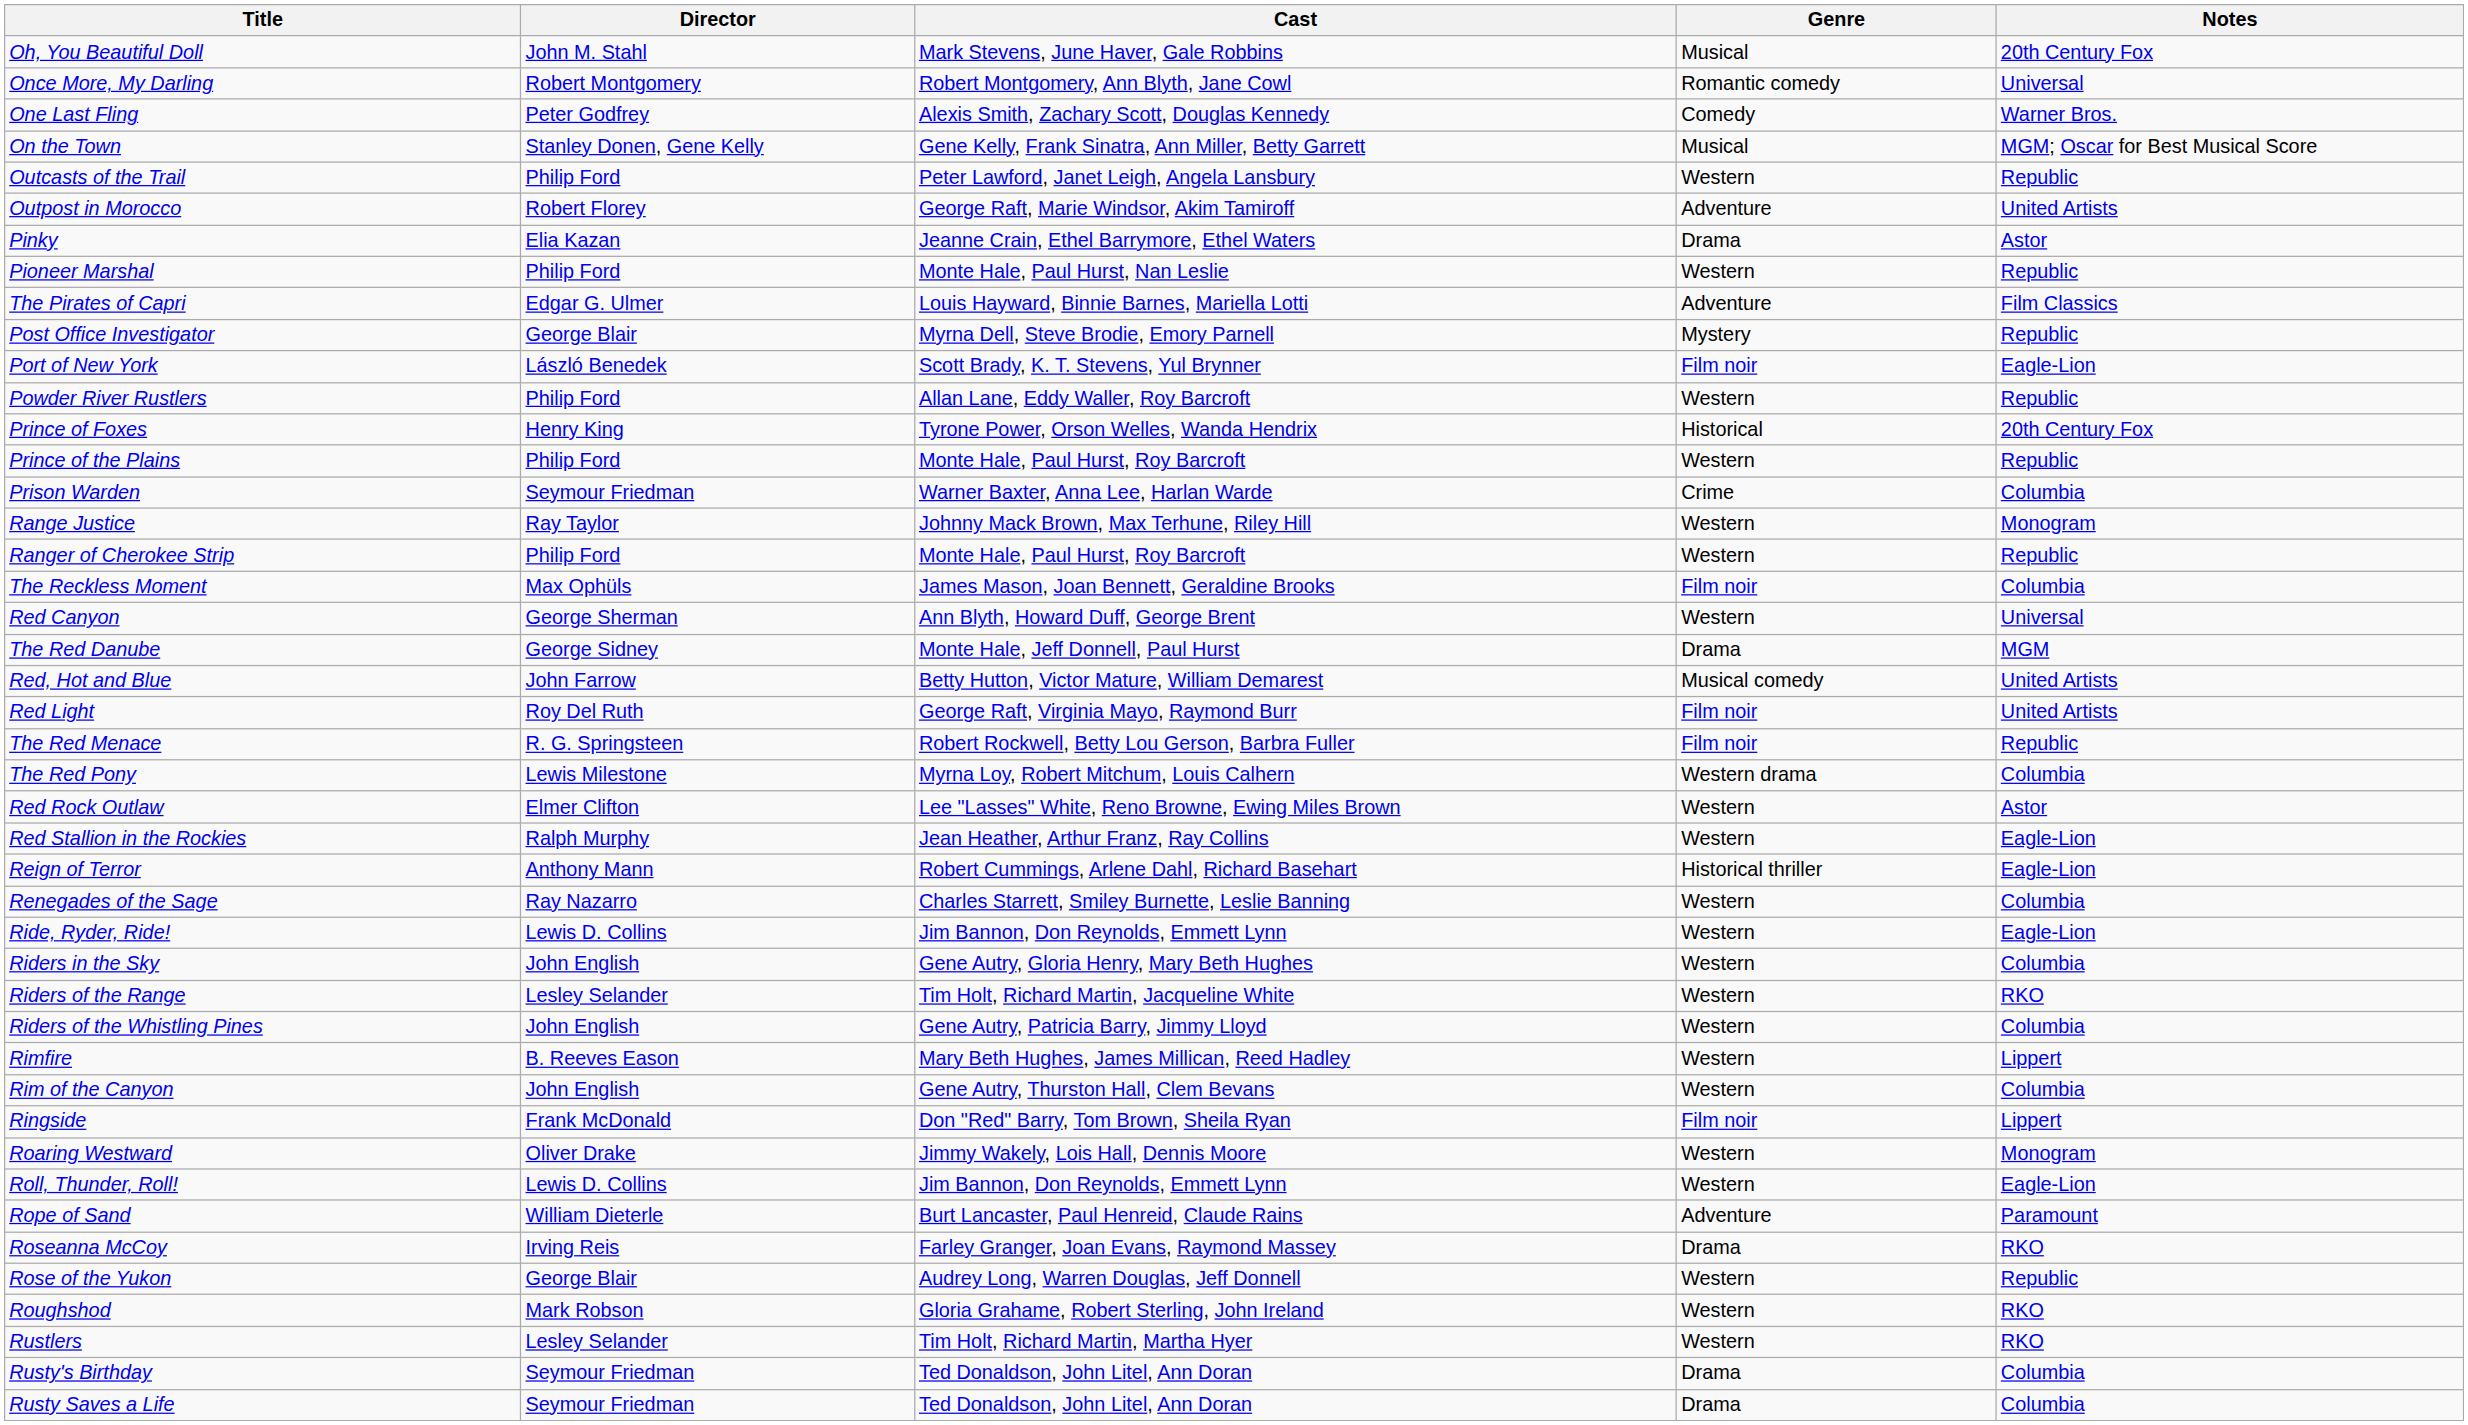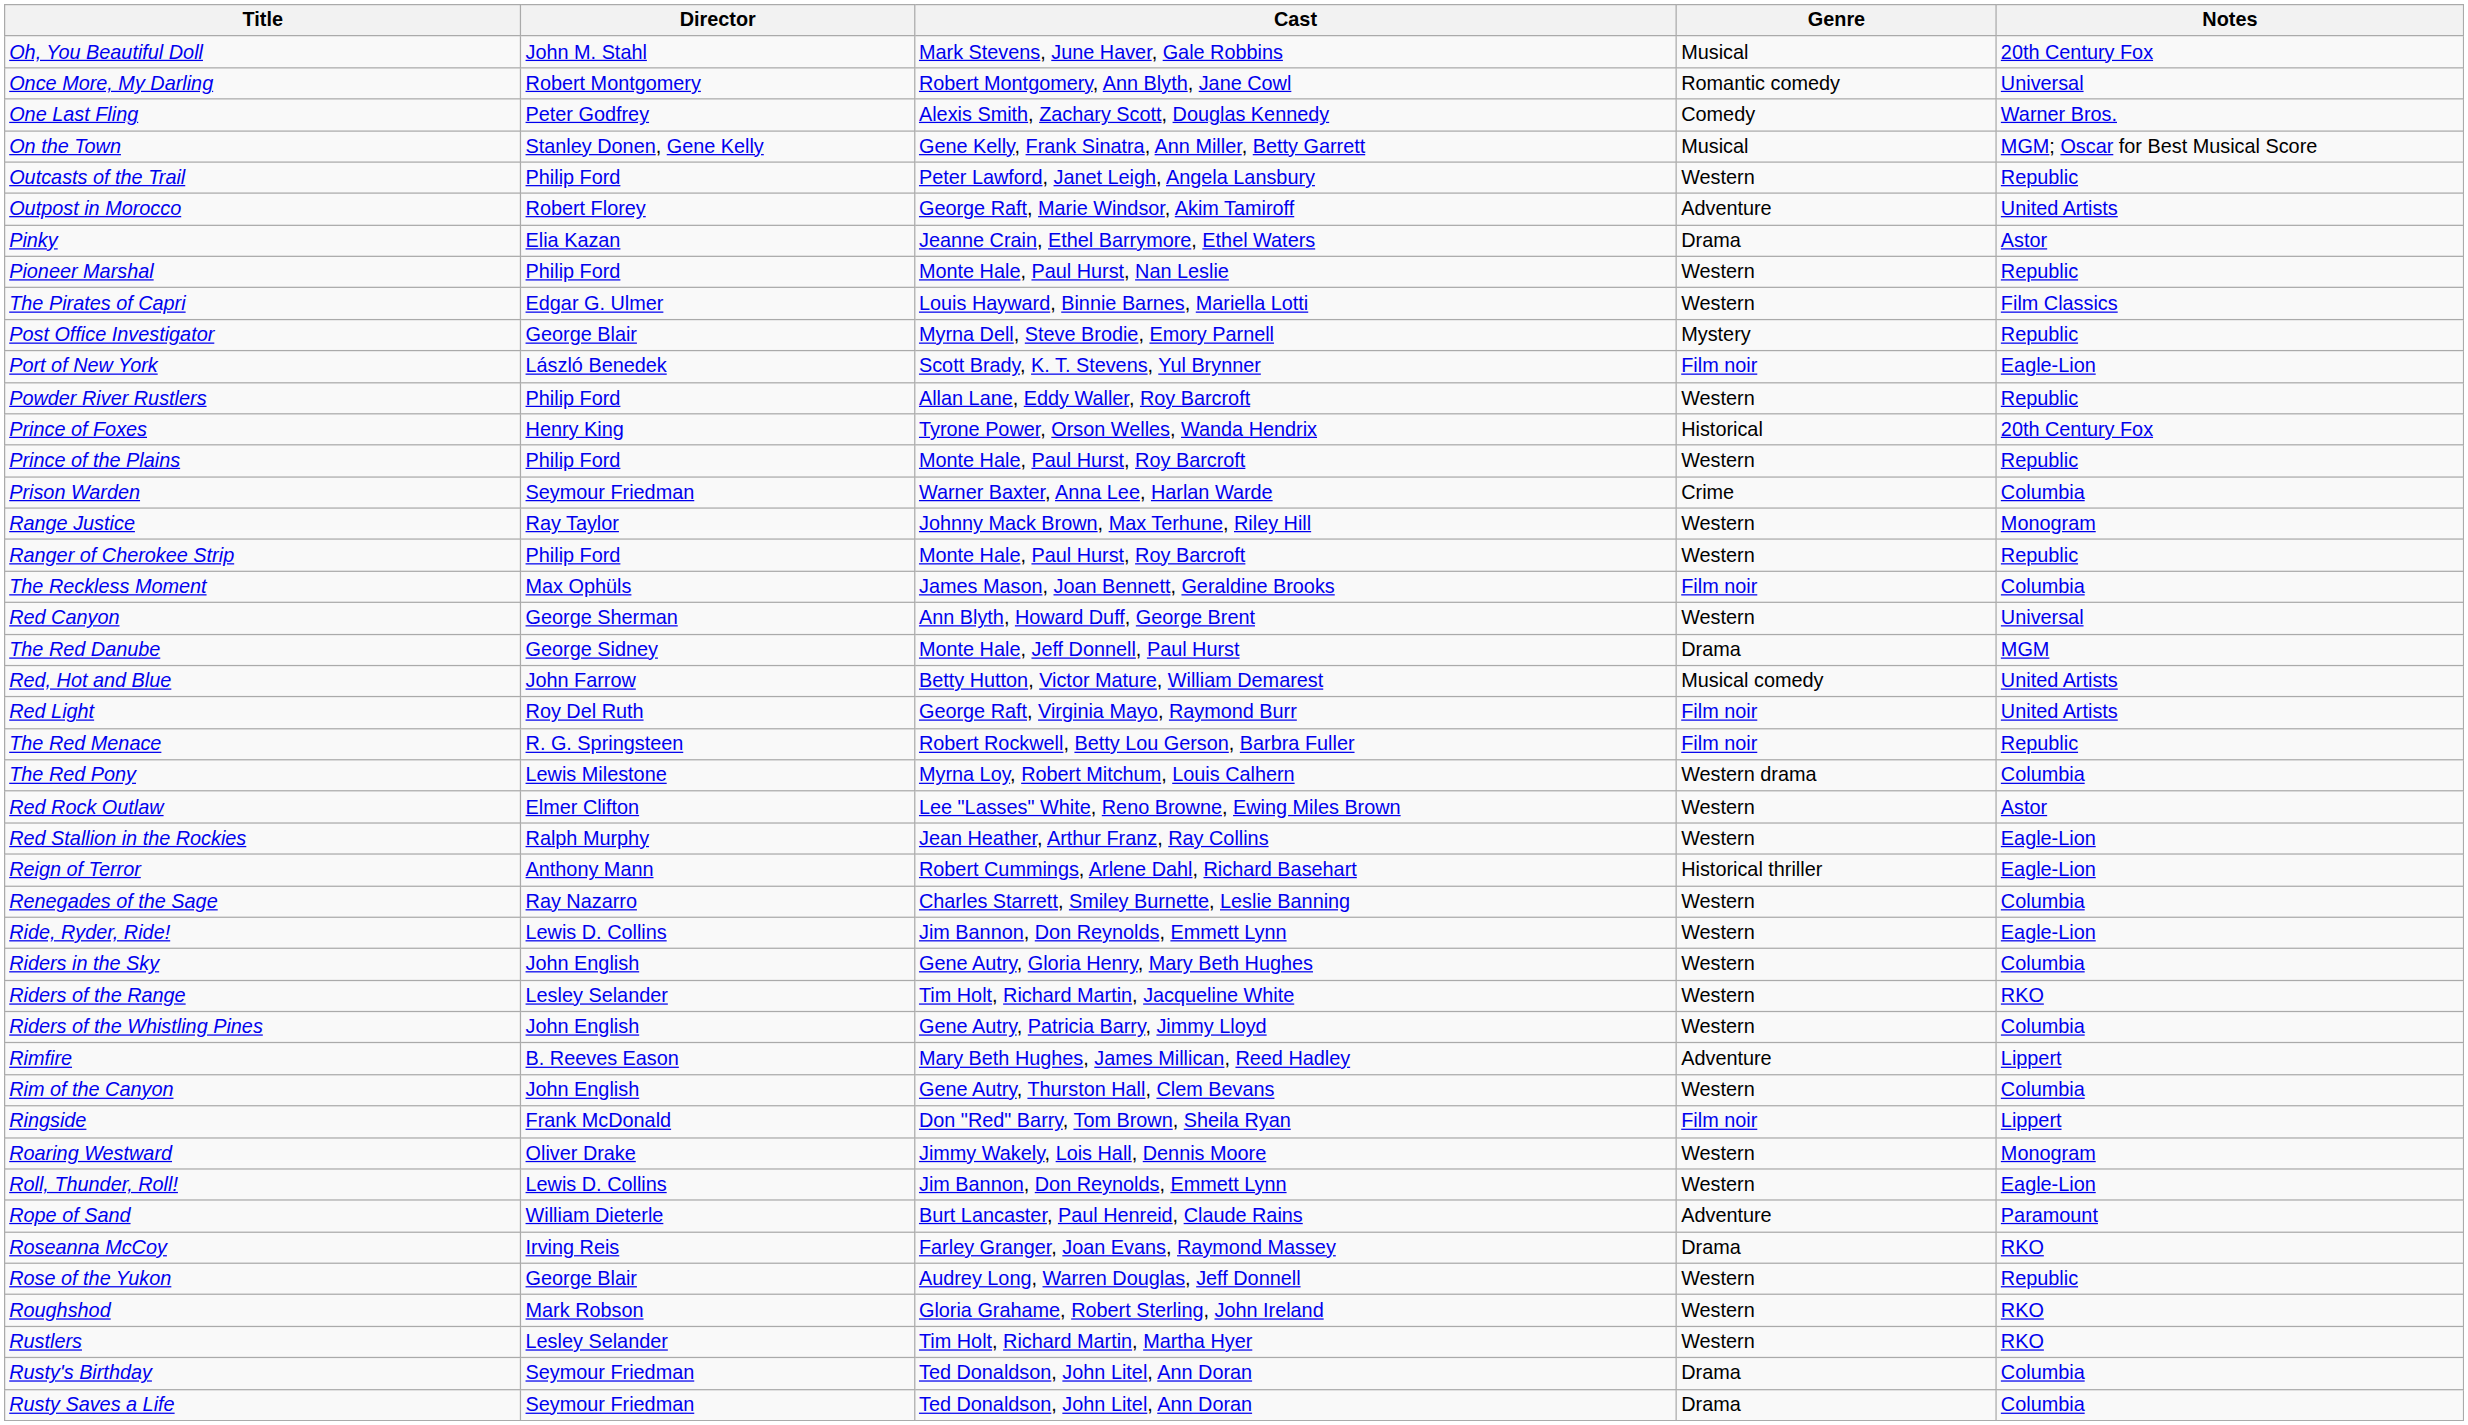(1726, 303) Adventure -> (1718, 303) Western
(1718, 1058) Western -> (1726, 1058) Adventure
